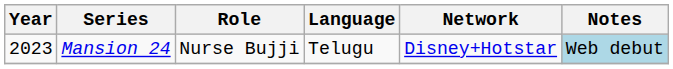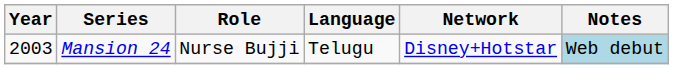(31, 49) 2023 -> (31, 49) 2003
